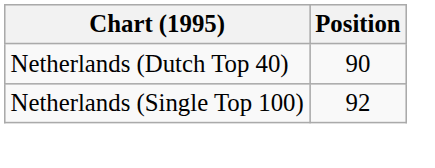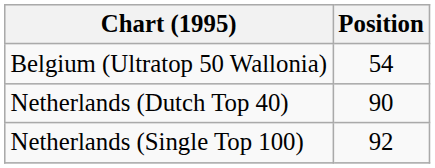+ row: (169, 63)
